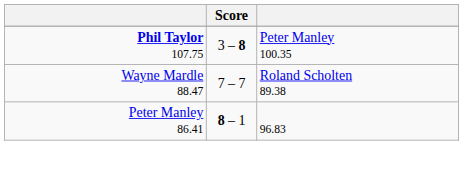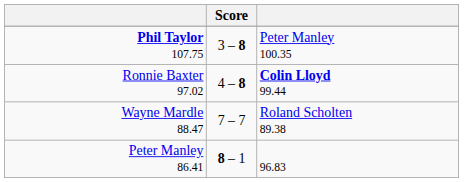+ row: (163, 83)
